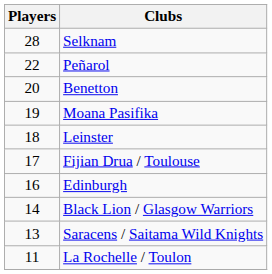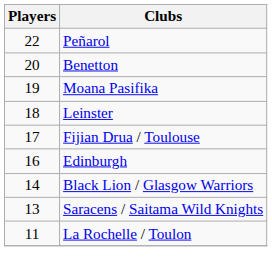- row: (90, 40)
